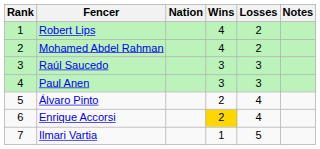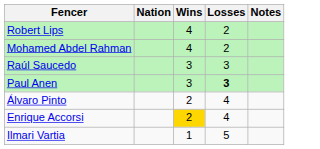- column: (20, 13)
(258, 83) normal -> (226, 83) bold
